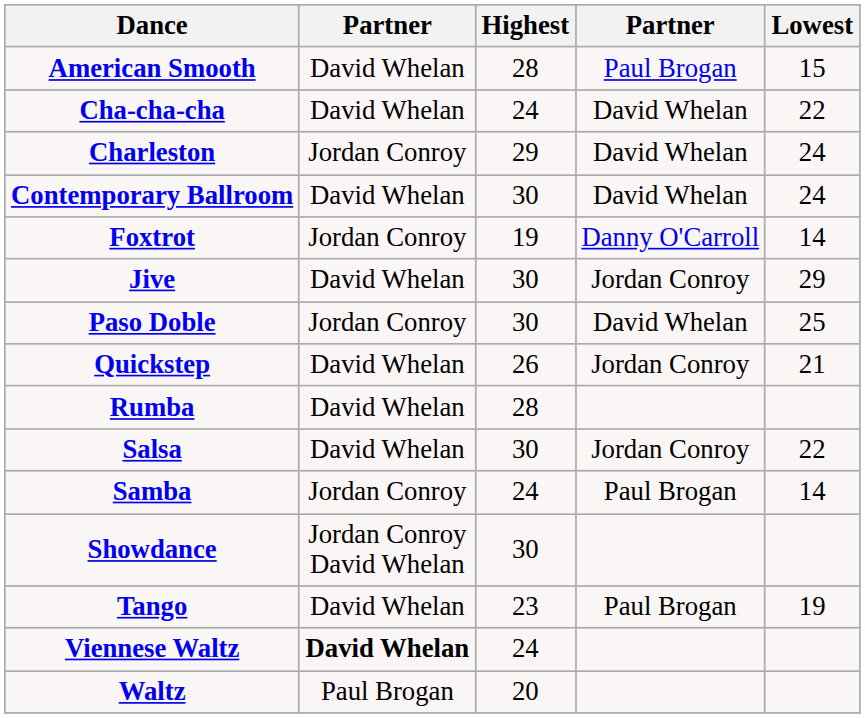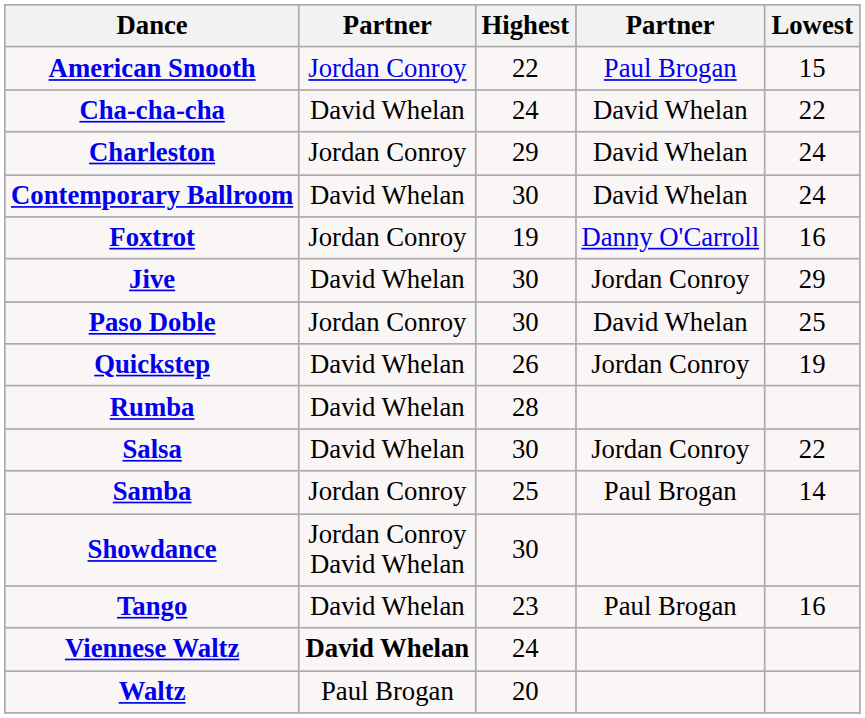(387, 68) David Whelan -> (387, 68) Jordan Conroy
(525, 68) 28 -> (525, 68) 22
(812, 237) 14 -> (812, 237) 16
(812, 364) 21 -> (812, 364) 19
(525, 491) 24 -> (525, 491) 25
(812, 606) 19 -> (812, 606) 16
